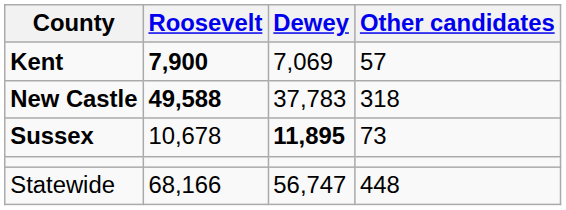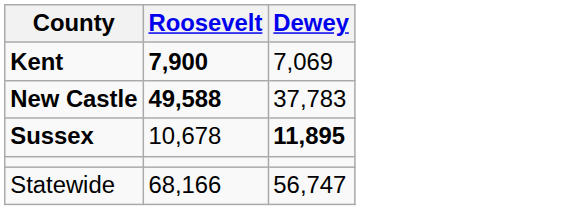- column: (457, 23)
